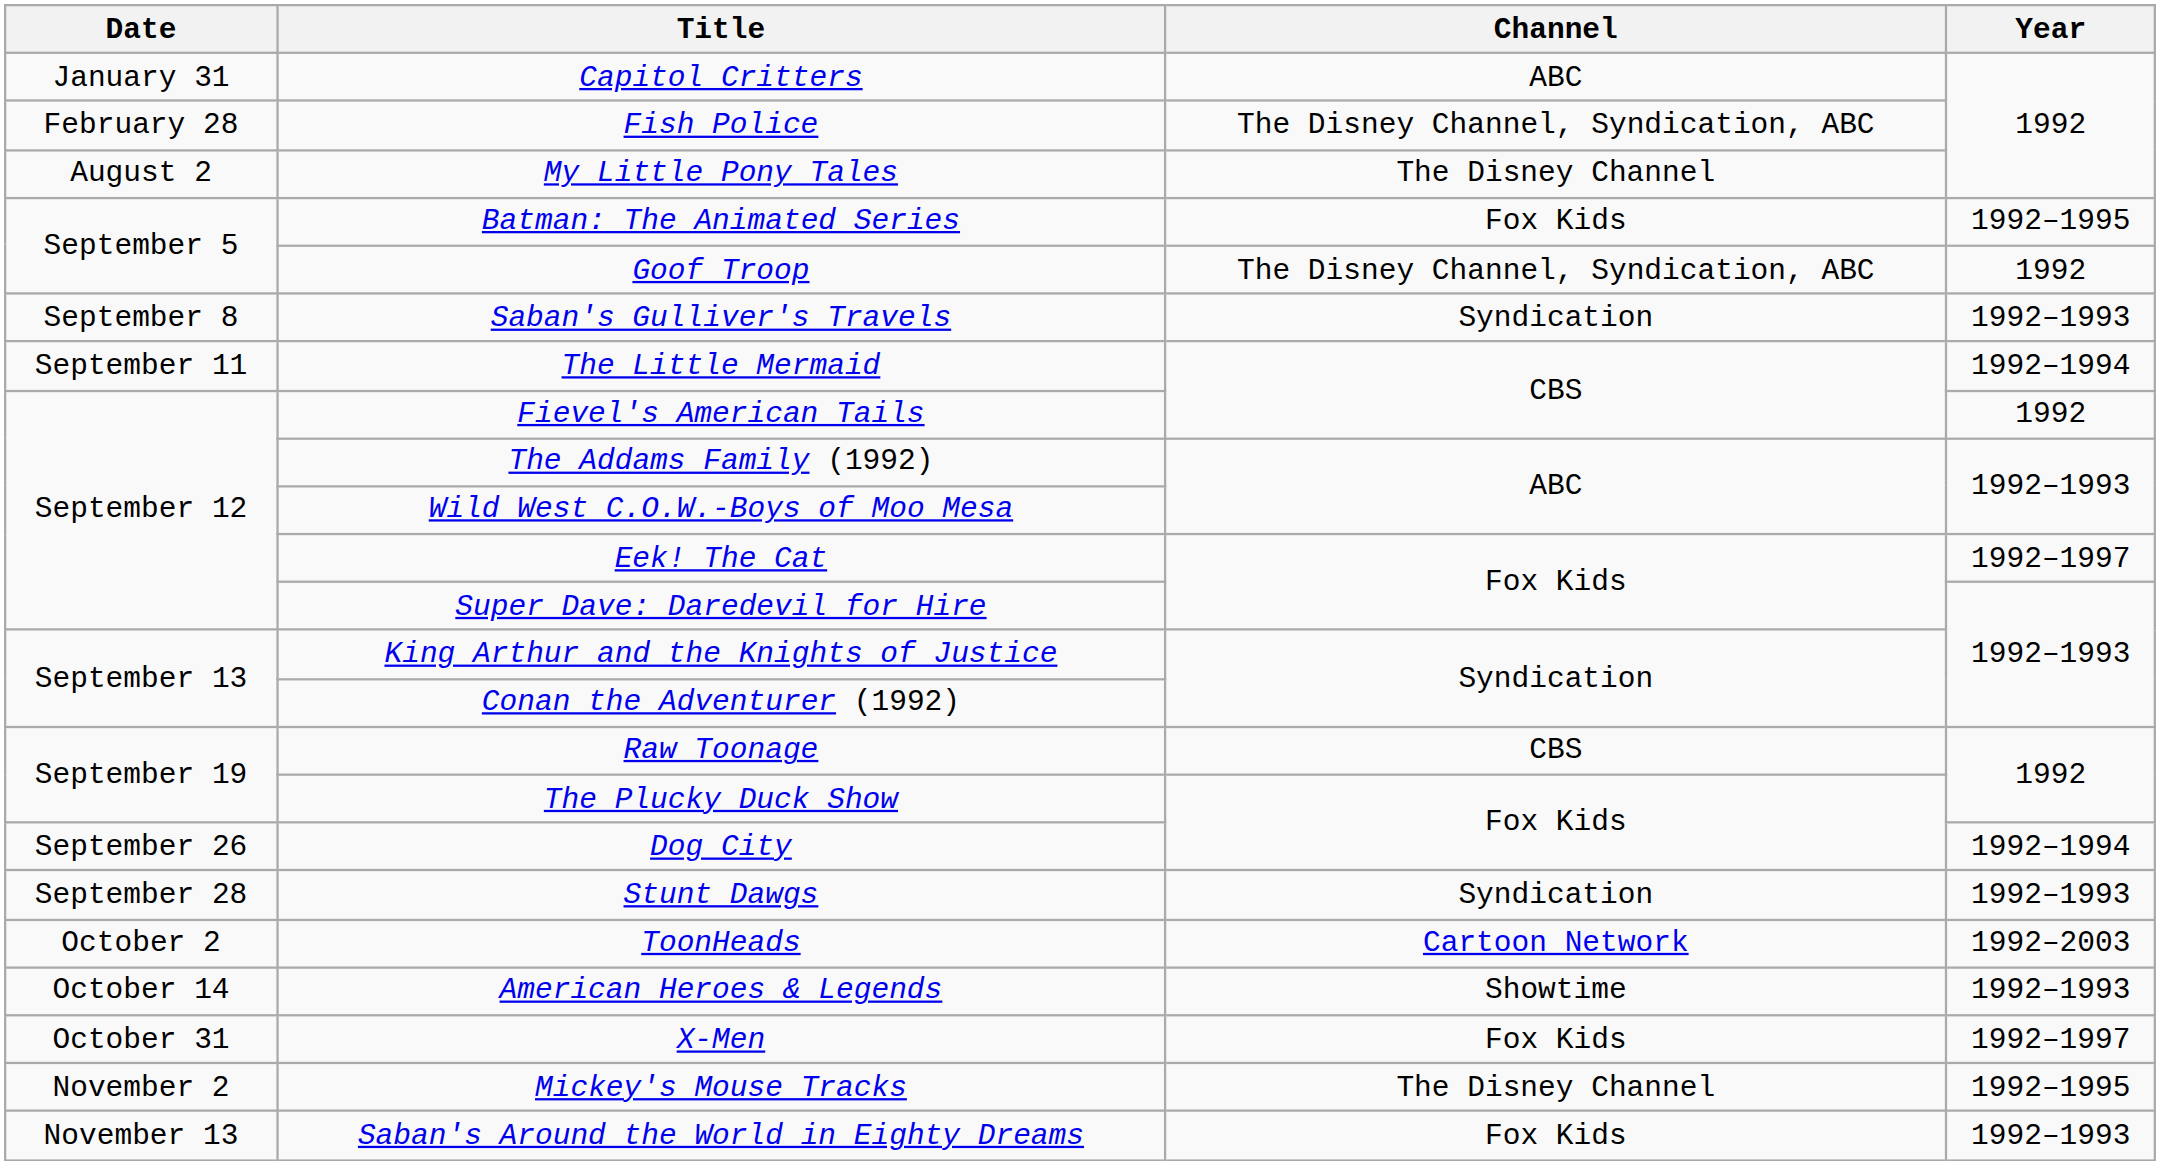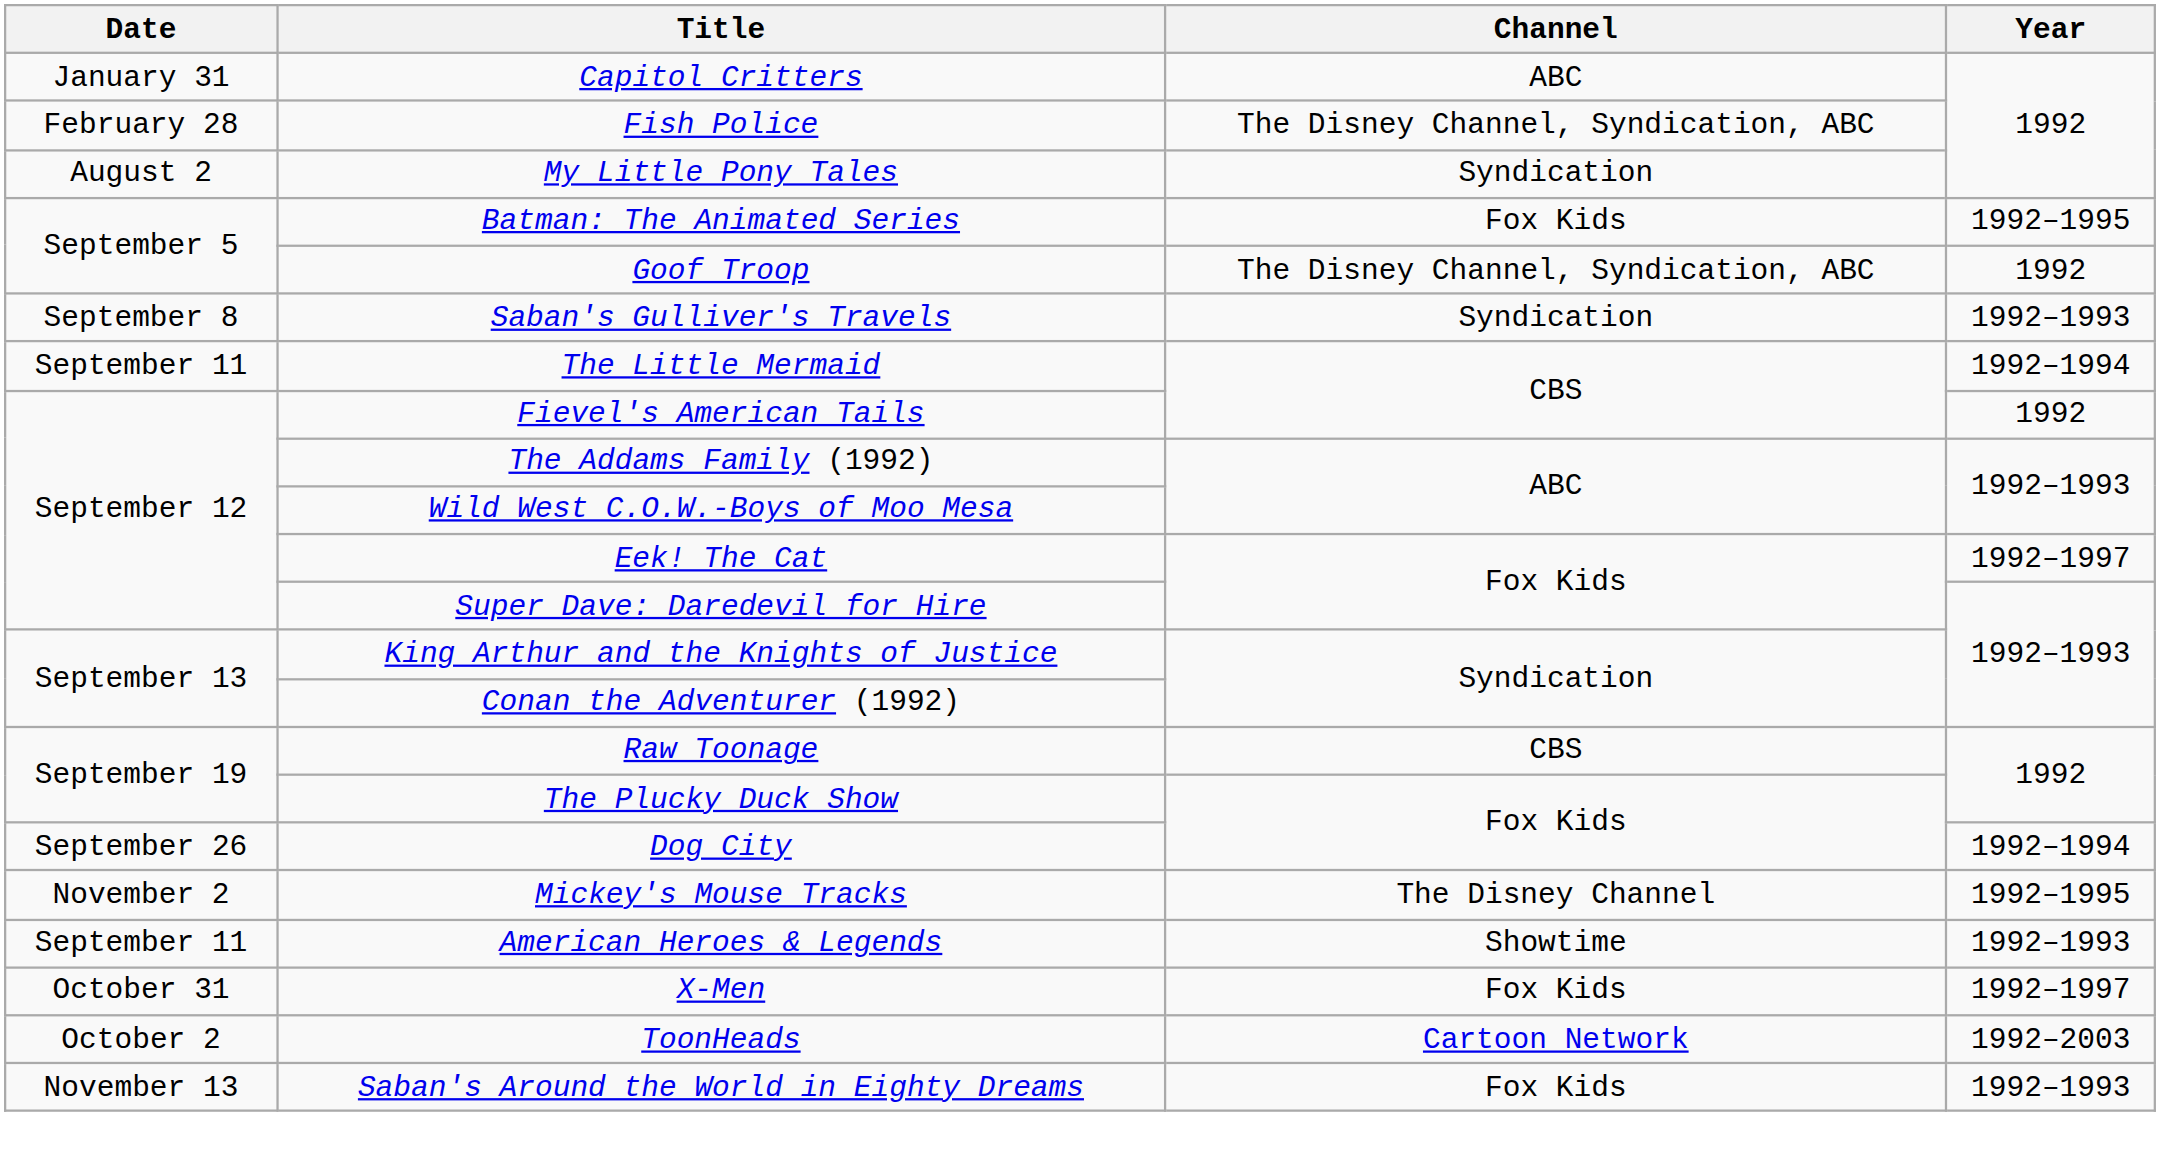(1556, 173) The Disney Channel -> (1556, 173) Syndication
- row: (721, 895)
rows swapped: (721, 943) <-> (721, 1087)
(141, 991) October 14 -> (141, 943) September 11
